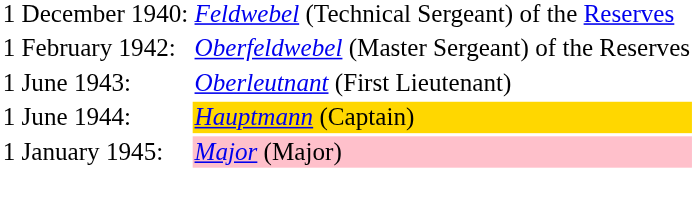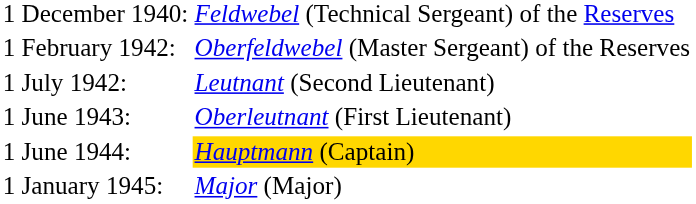+ row: (65, 82)
(268, 151) pink background -> (268, 186) no background
